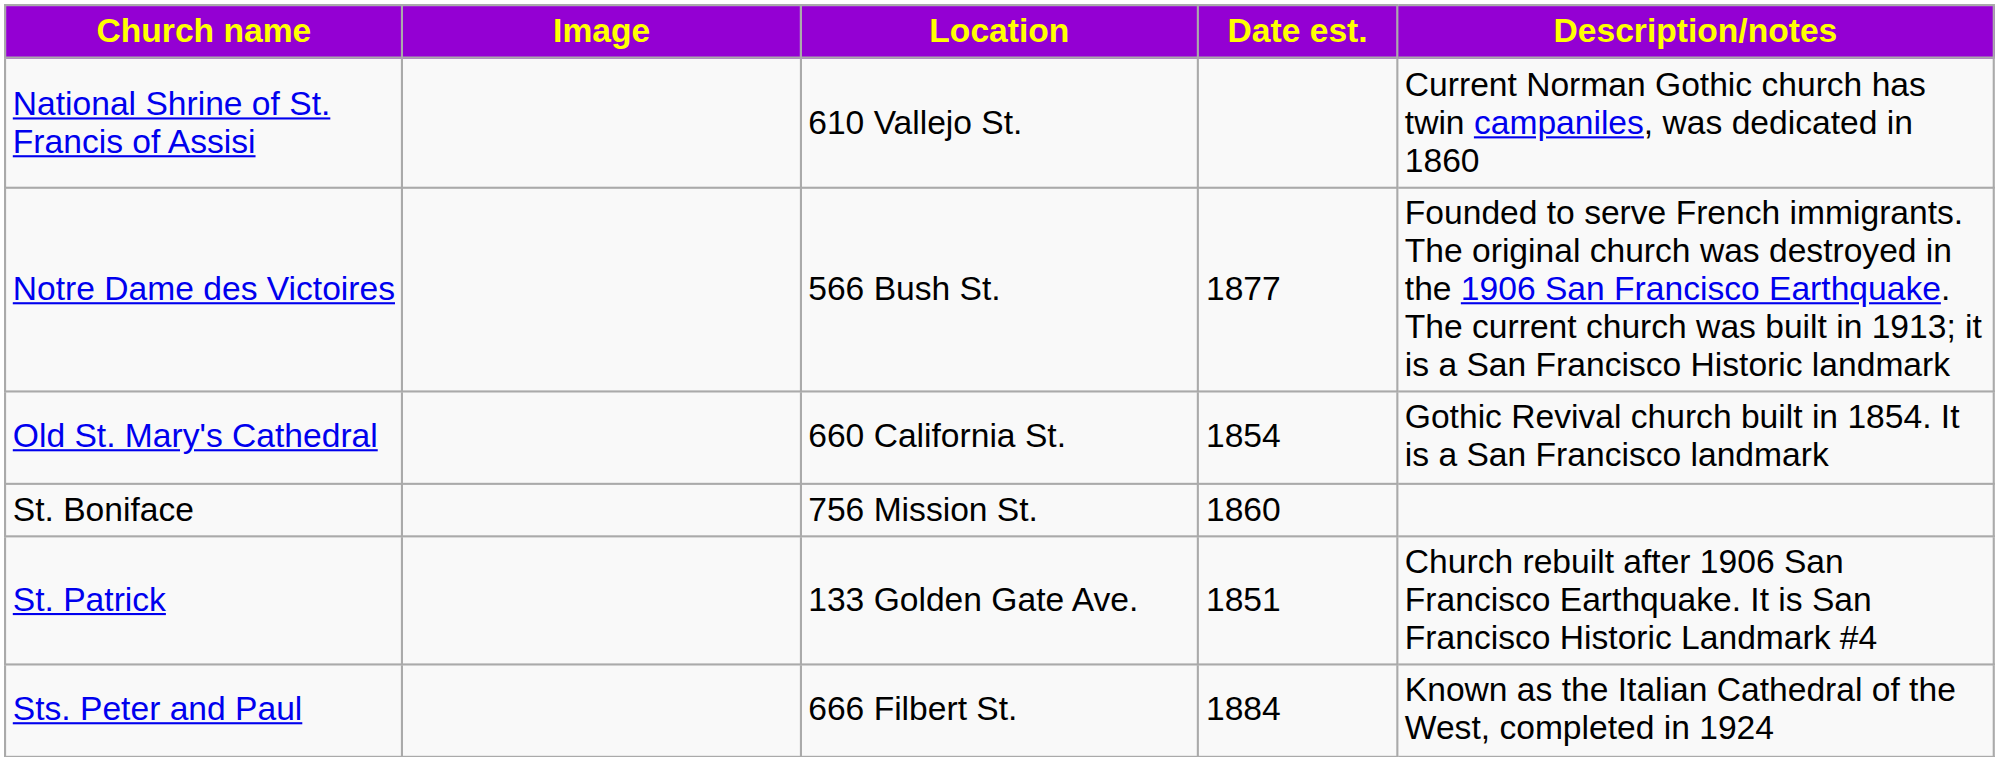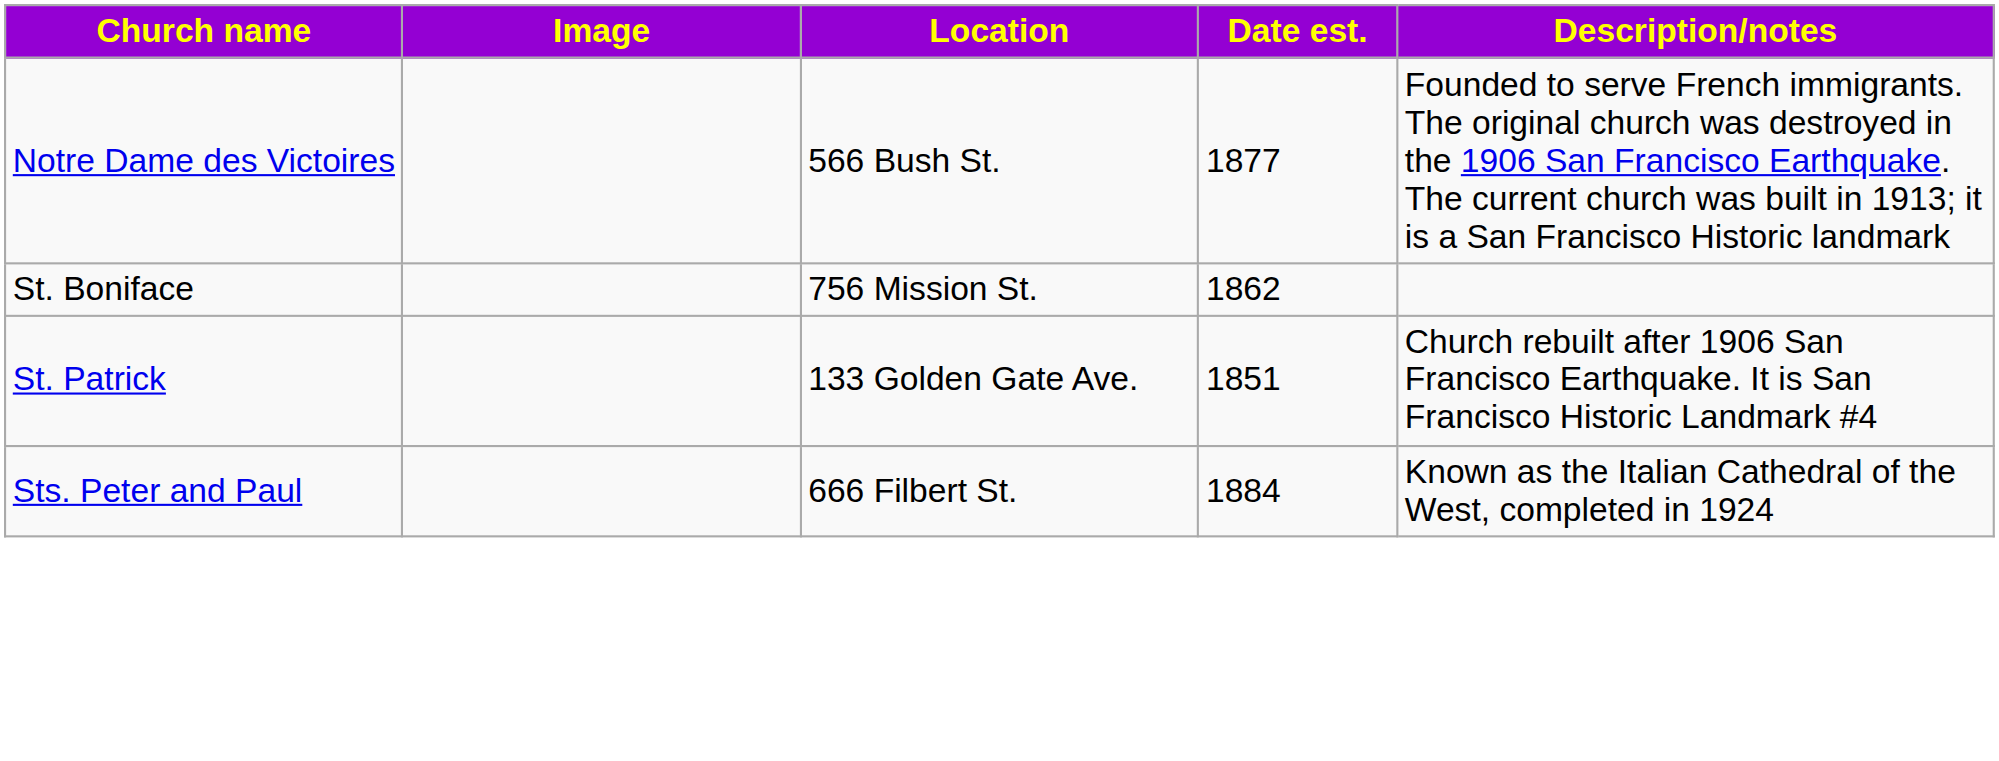- row: (172, 122)
- row: (195, 436)
(1243, 508) 1860 -> (1243, 288) 1862
